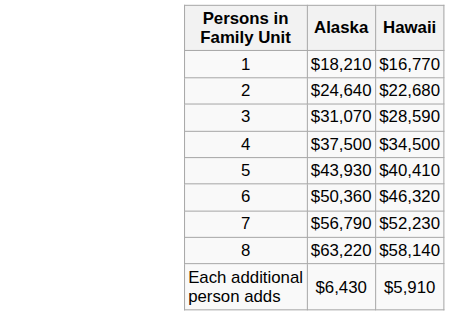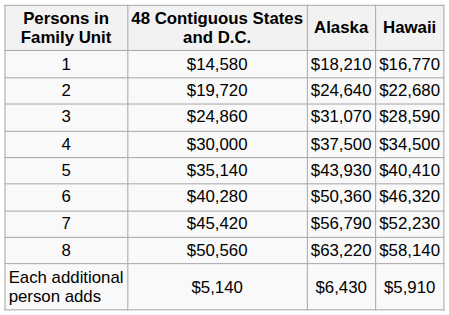+ column: (217, 28)
